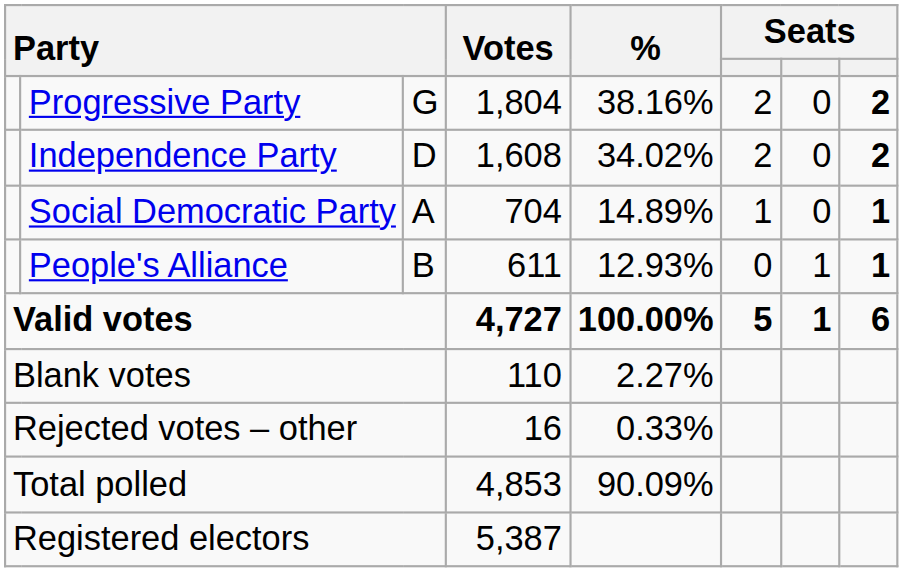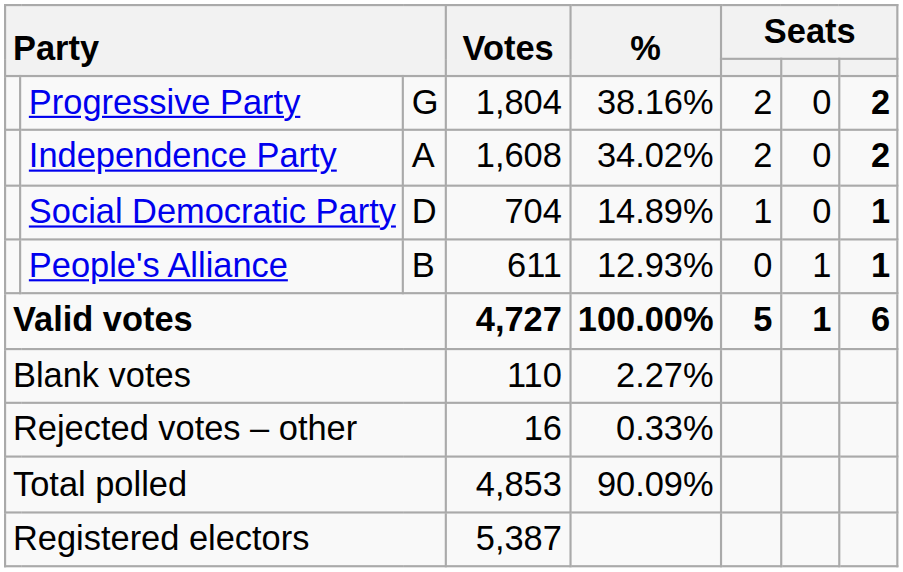(424, 156) D -> (423, 156) A
(423, 211) A -> (424, 211) D
